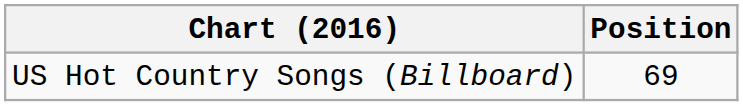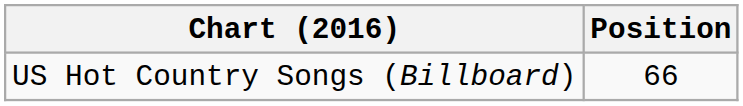(661, 77) 69 -> (661, 77) 66
